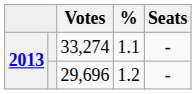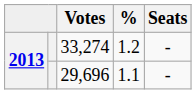(129, 46) 1.1 -> (129, 46) 1.2
(129, 74) 1.2 -> (129, 74) 1.1
